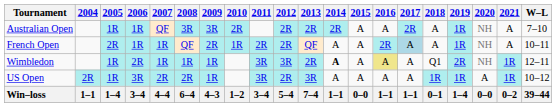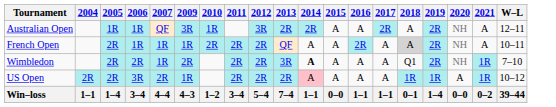- column: (187, 12)
(237, 28) 2R -> (212, 28) 1R
(286, 28) 2R -> (261, 28) 3R
(460, 28) 1R -> (435, 28) 2R
(537, 28) 7–10 -> (512, 28) 12–11
(212, 44) 2R -> (187, 44) 1R
(237, 44) 1R -> (212, 44) 2R
(410, 44) lightblue background -> (385, 44) no background
(435, 44) no background -> (410, 44) lightgrey background
(460, 44) 1R -> (435, 44) 2R
(113, 61) 1R -> (113, 61) 2R
(212, 61) 1R -> (187, 61) 2R
(261, 61) 3R -> (237, 61) 2R
(286, 61) 3R -> (261, 61) 2R
(311, 61) 2R -> (286, 61) 3R
(385, 61) khaki background -> (361, 61) no background
(537, 61) 12–11 -> (512, 61) 7–10
(113, 77) 1R -> (113, 77) 2R
(261, 77) 3R -> (237, 77) 2R
(311, 77) 3R -> (286, 77) 2R
(336, 77) no background -> (311, 77) pink background
